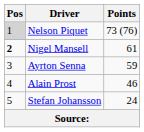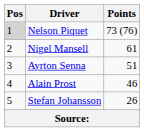(9, 48) bold -> (9, 48) normal
(132, 66) 59 -> (132, 66) 51
(132, 101) 24 -> (132, 101) 26
